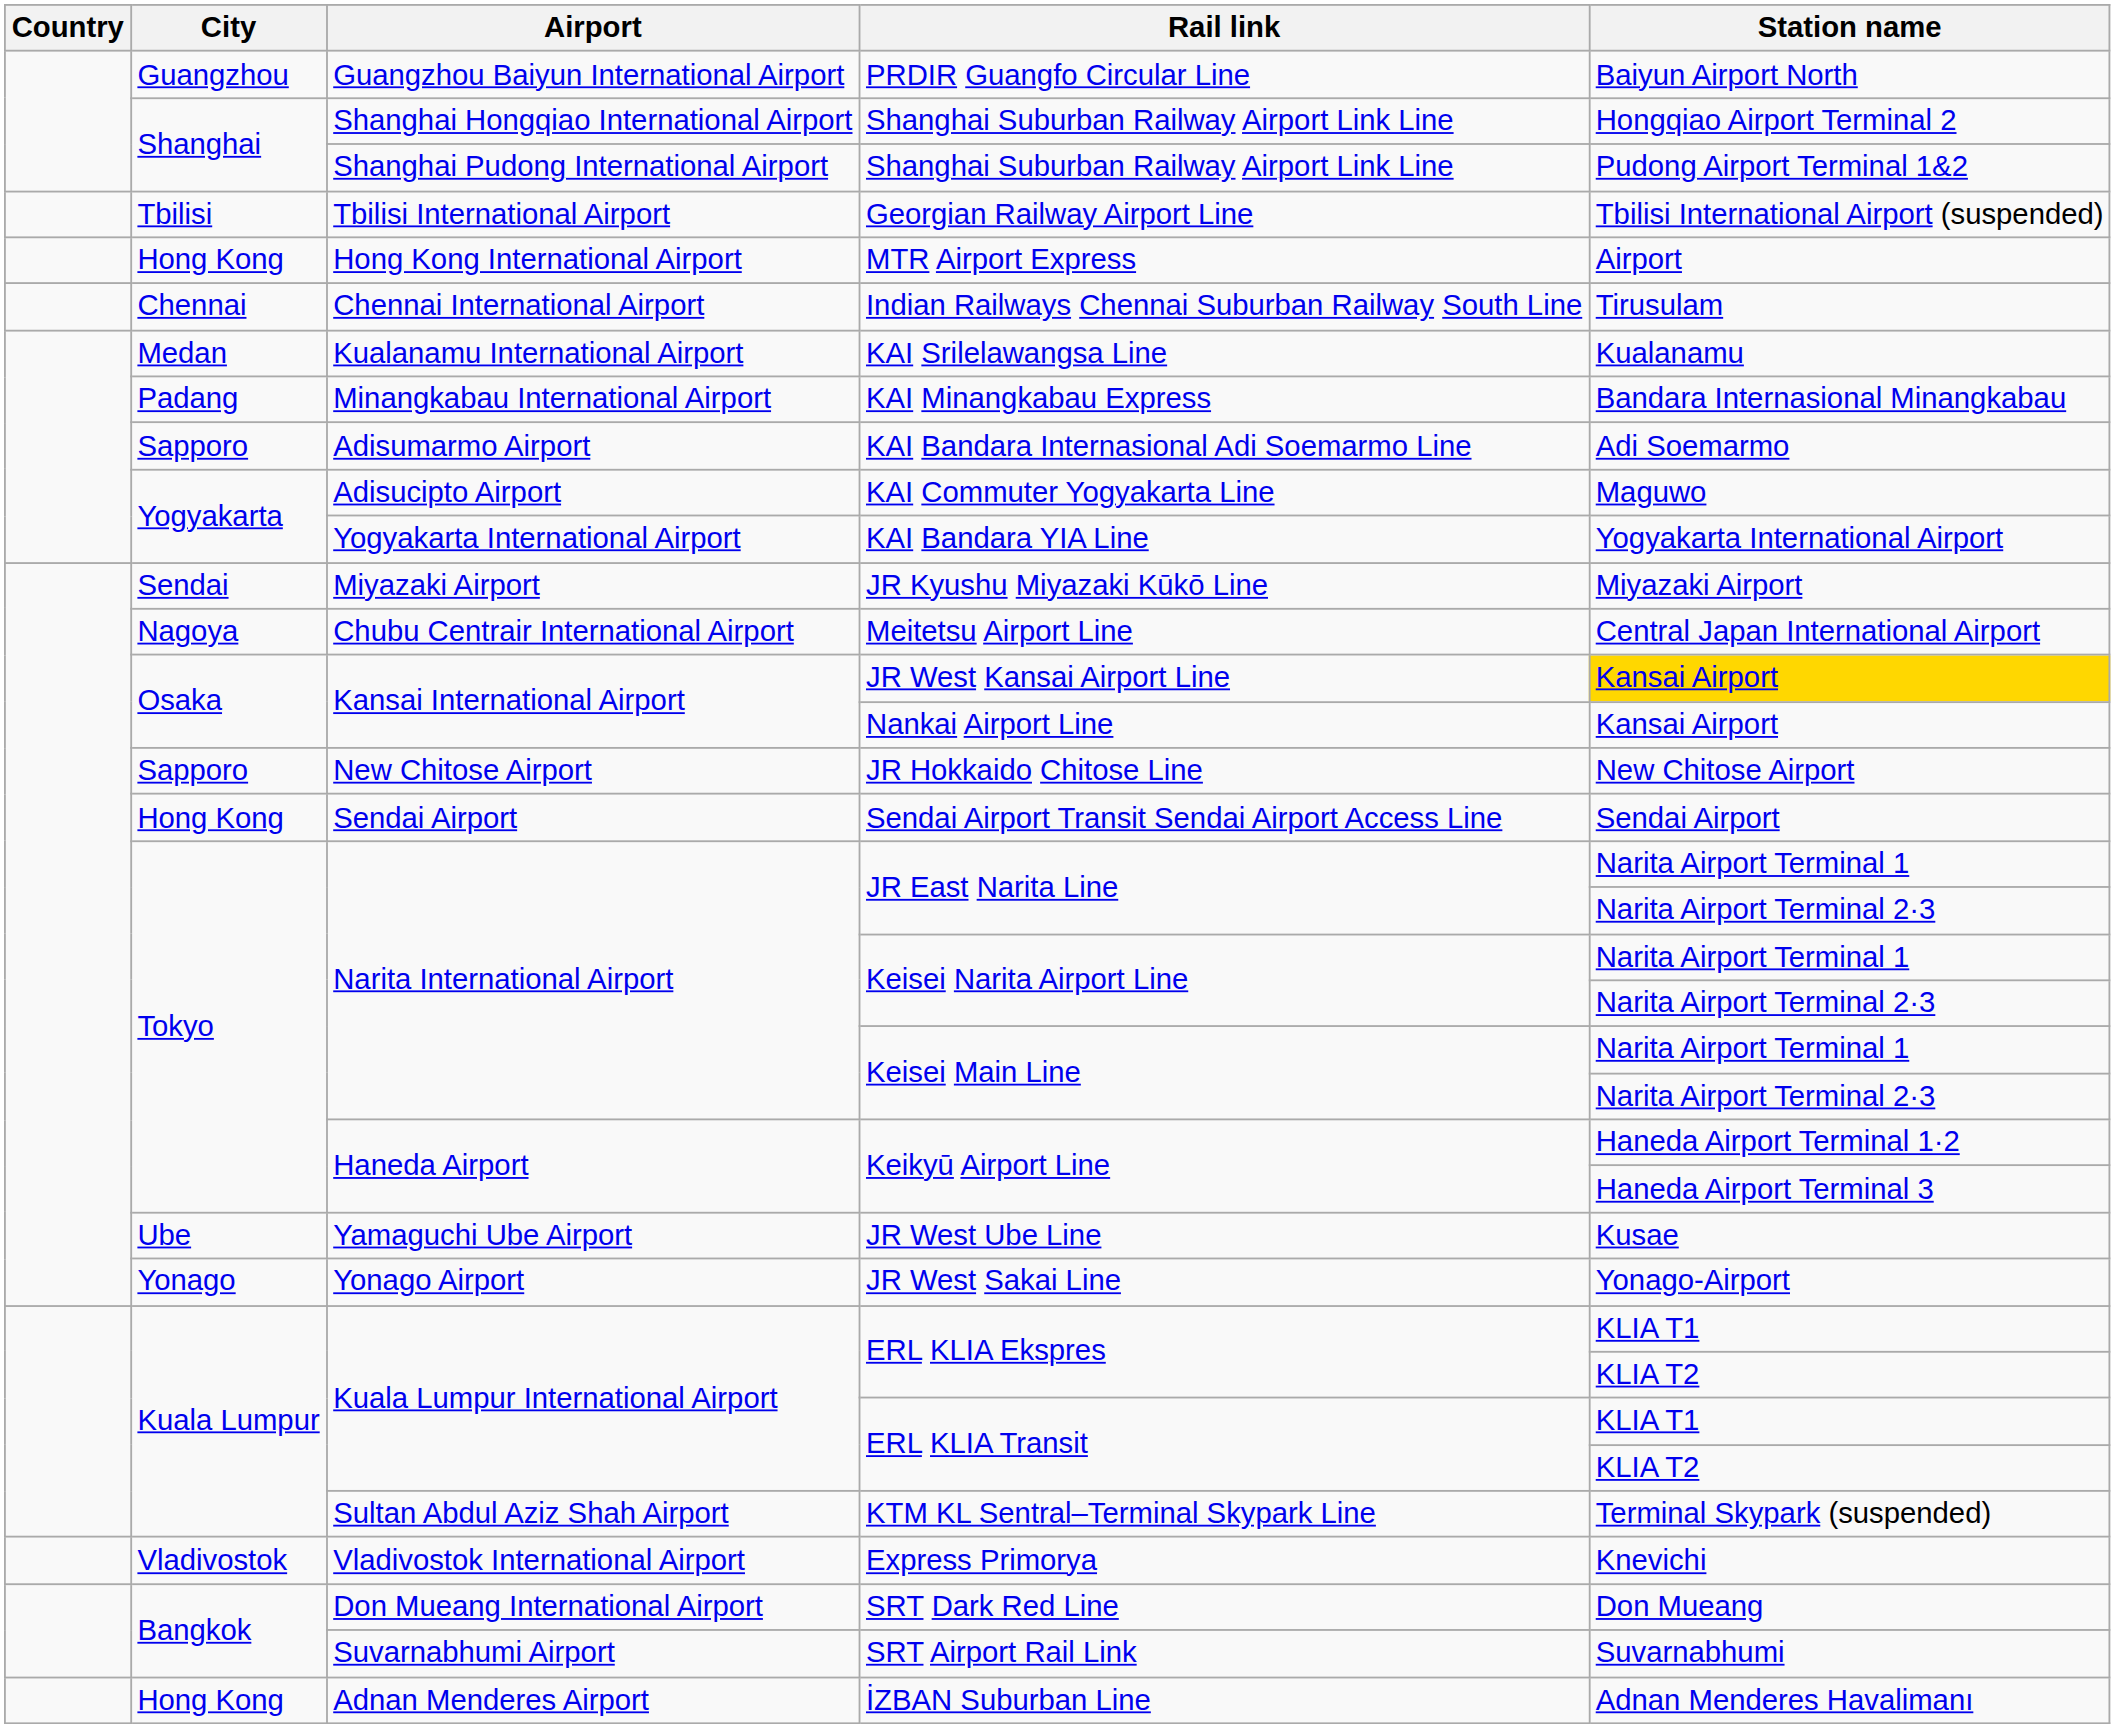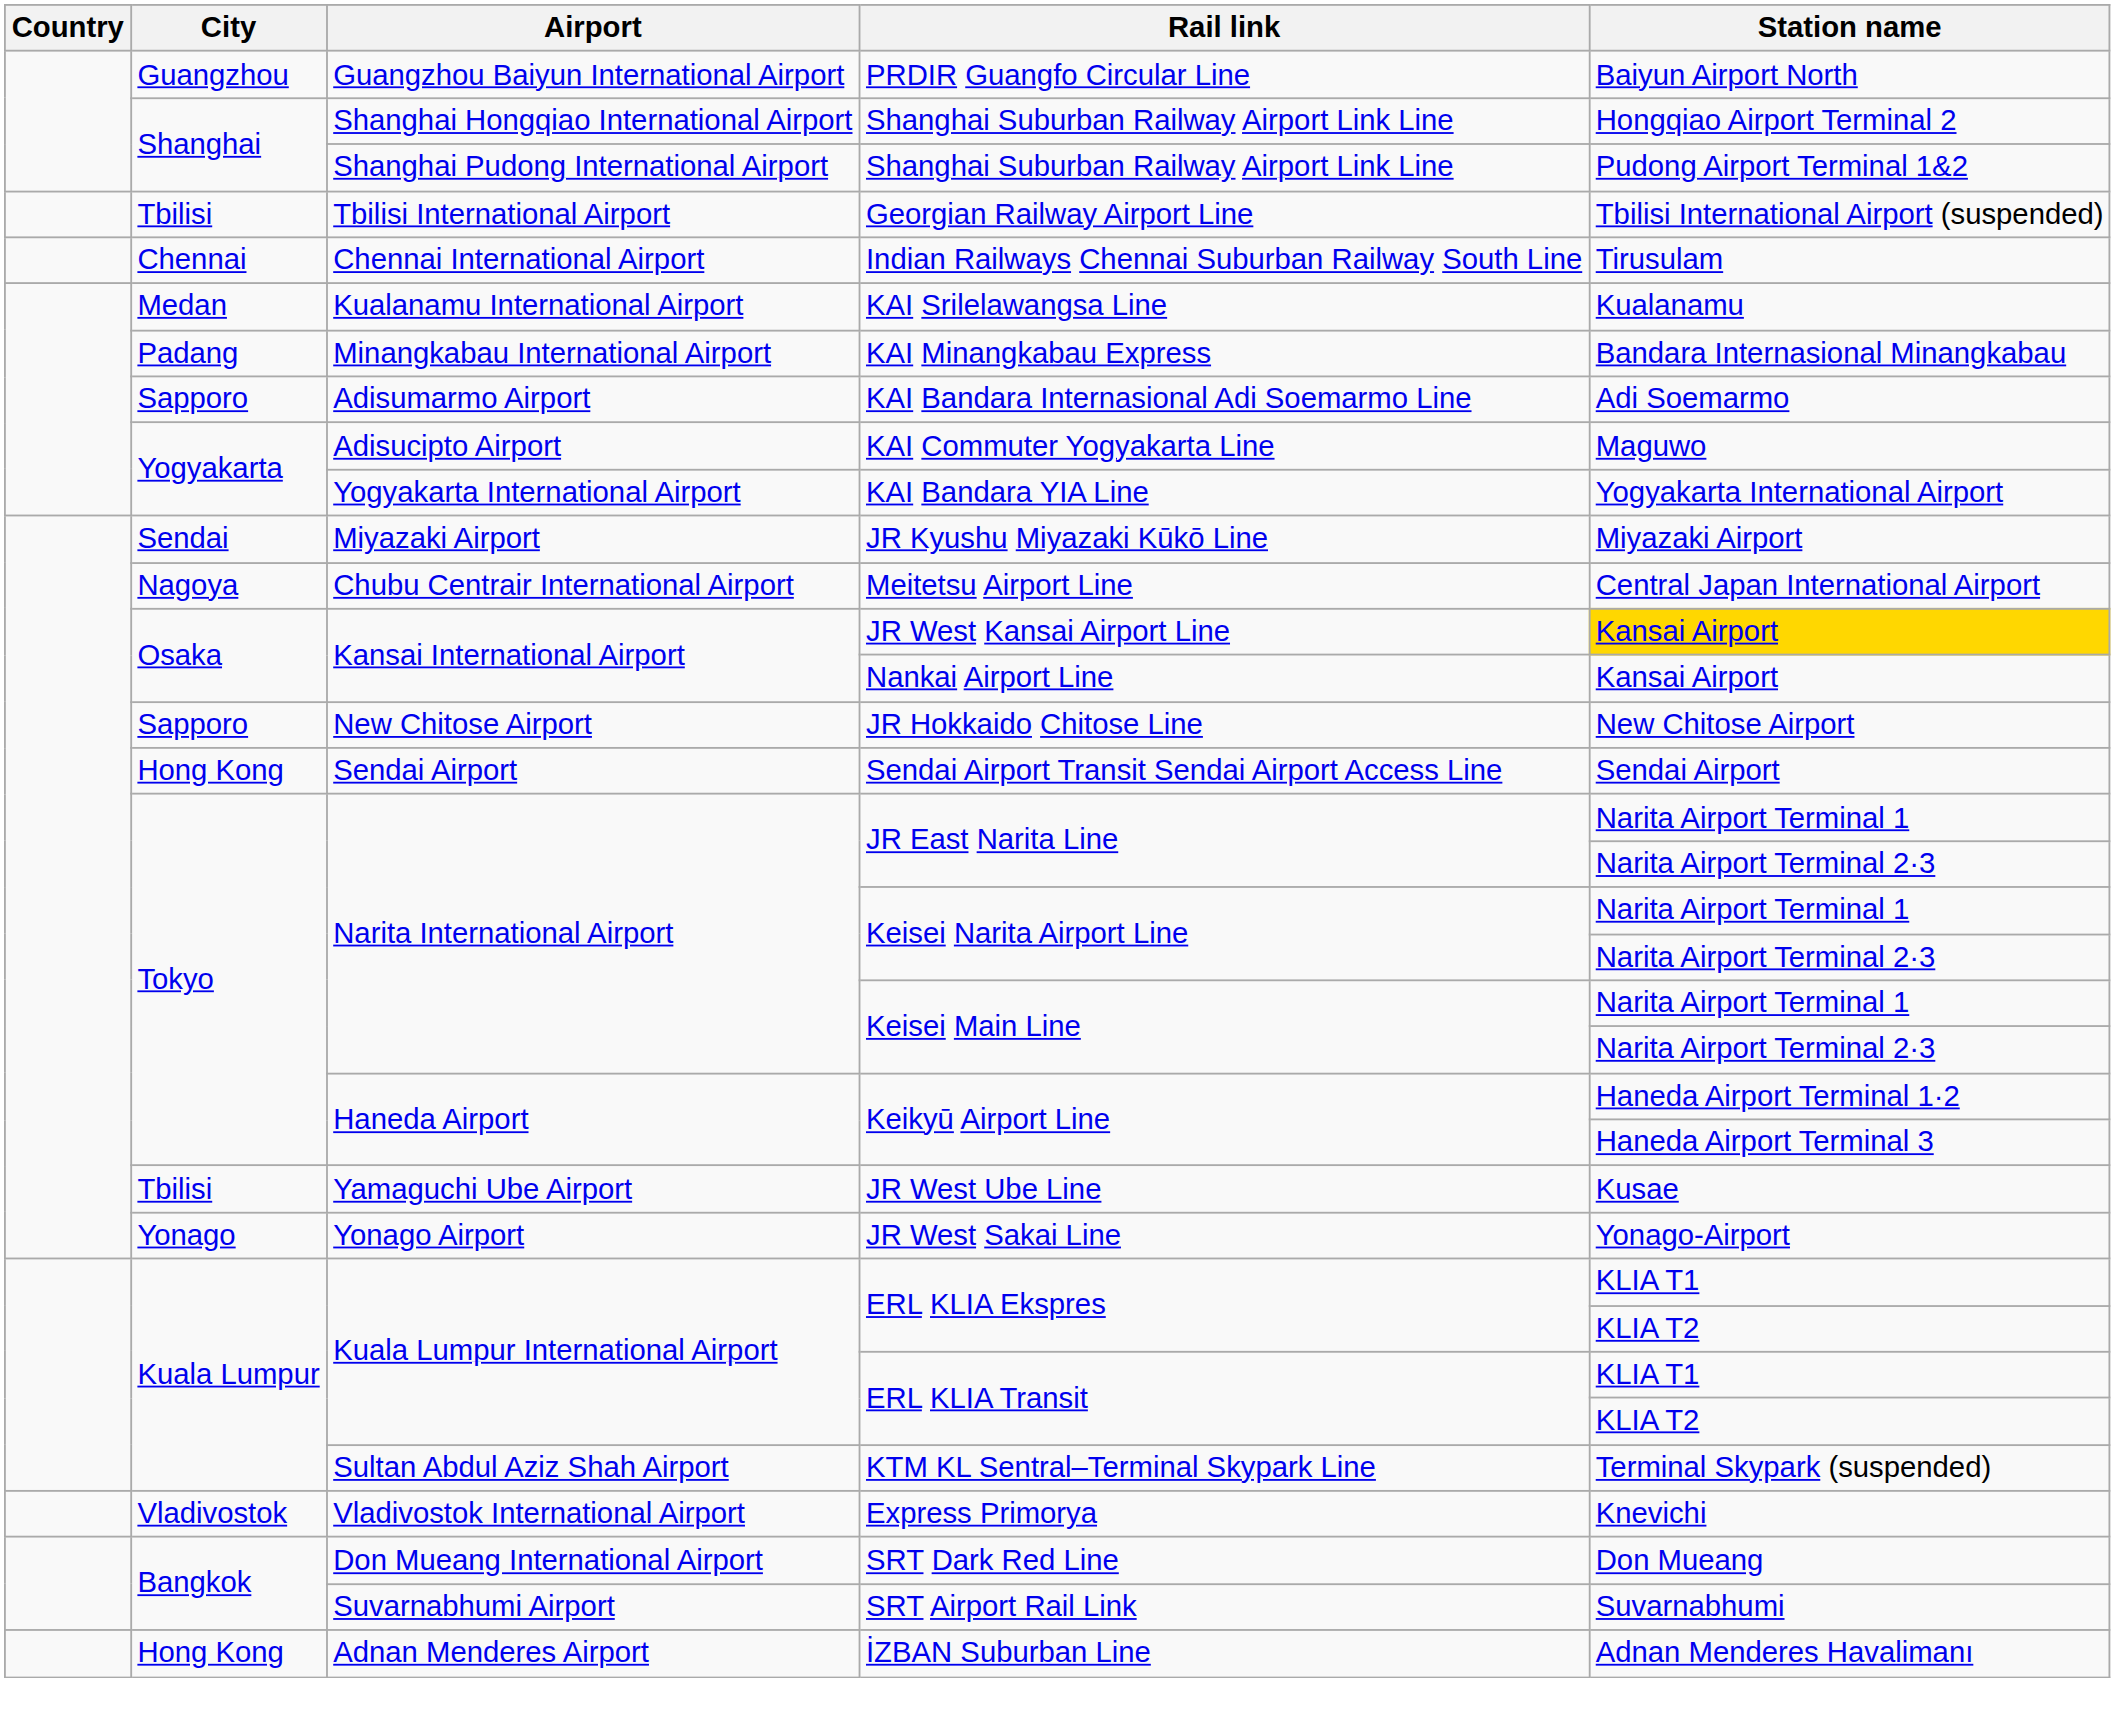- row: (537, 259)
(164, 1235) Ube -> (175, 1188) Tbilisi
